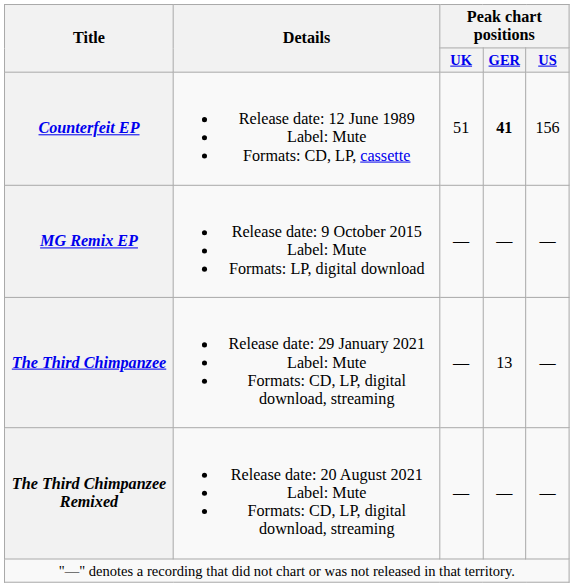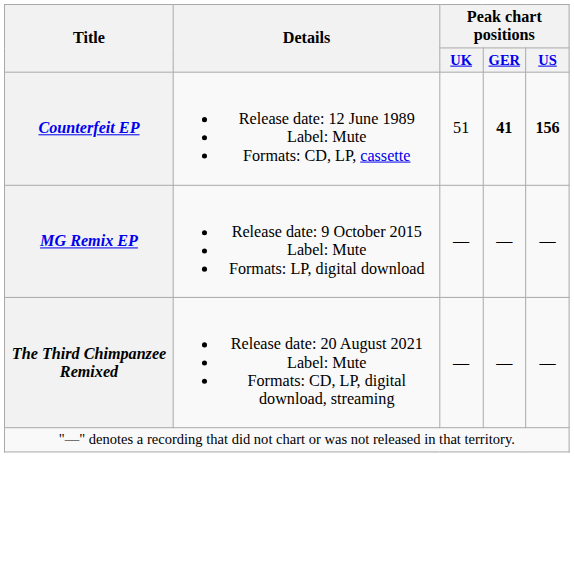(548, 128) normal -> (548, 128) bold
- row: (89, 362)
